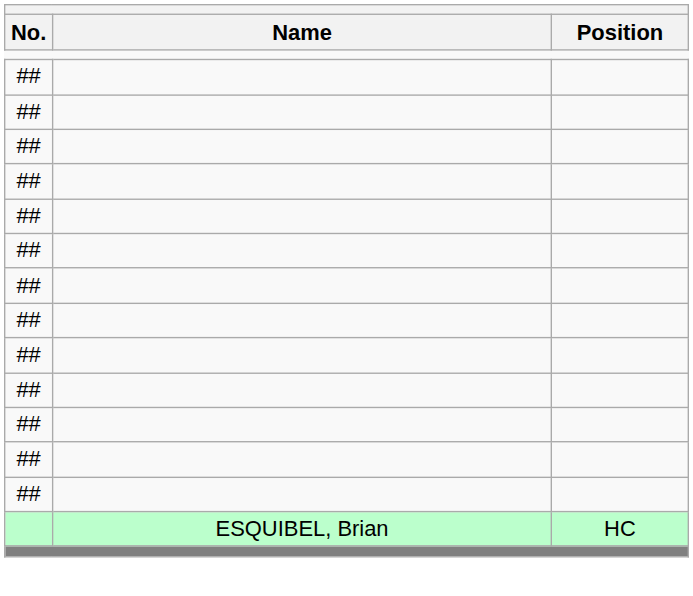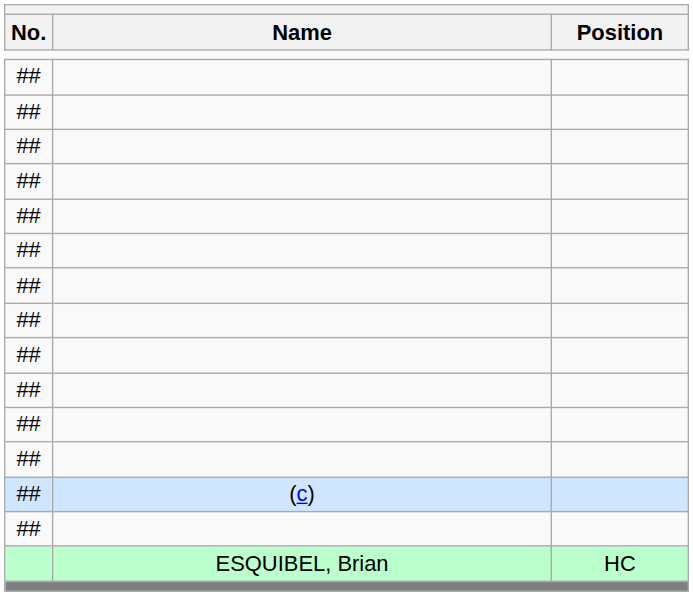+ row: (29, 494)
